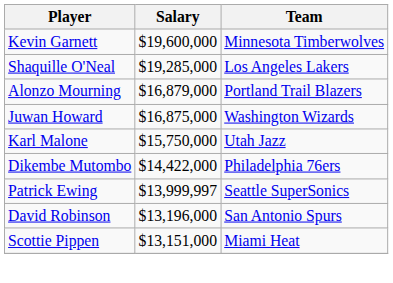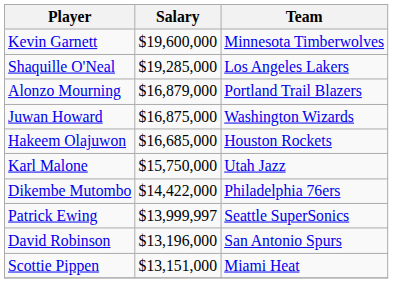+ row: (67, 141)
